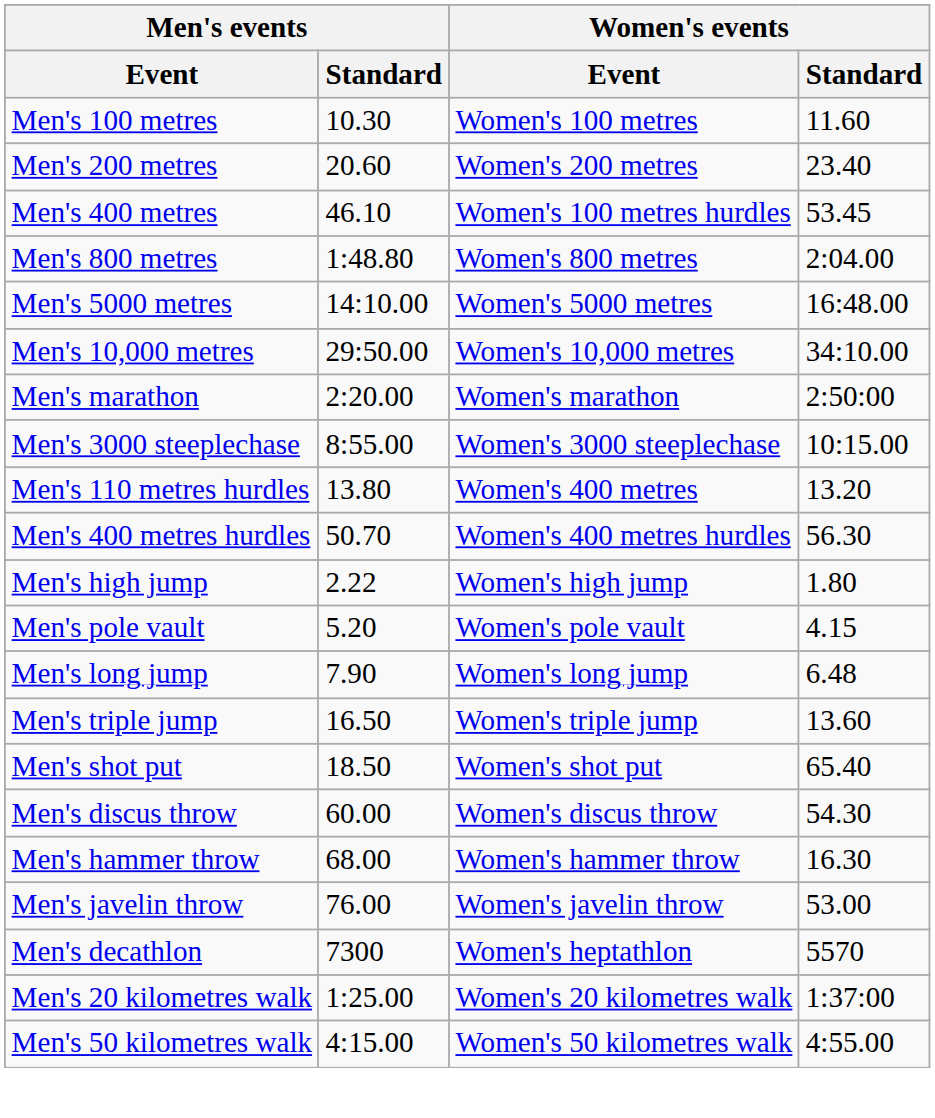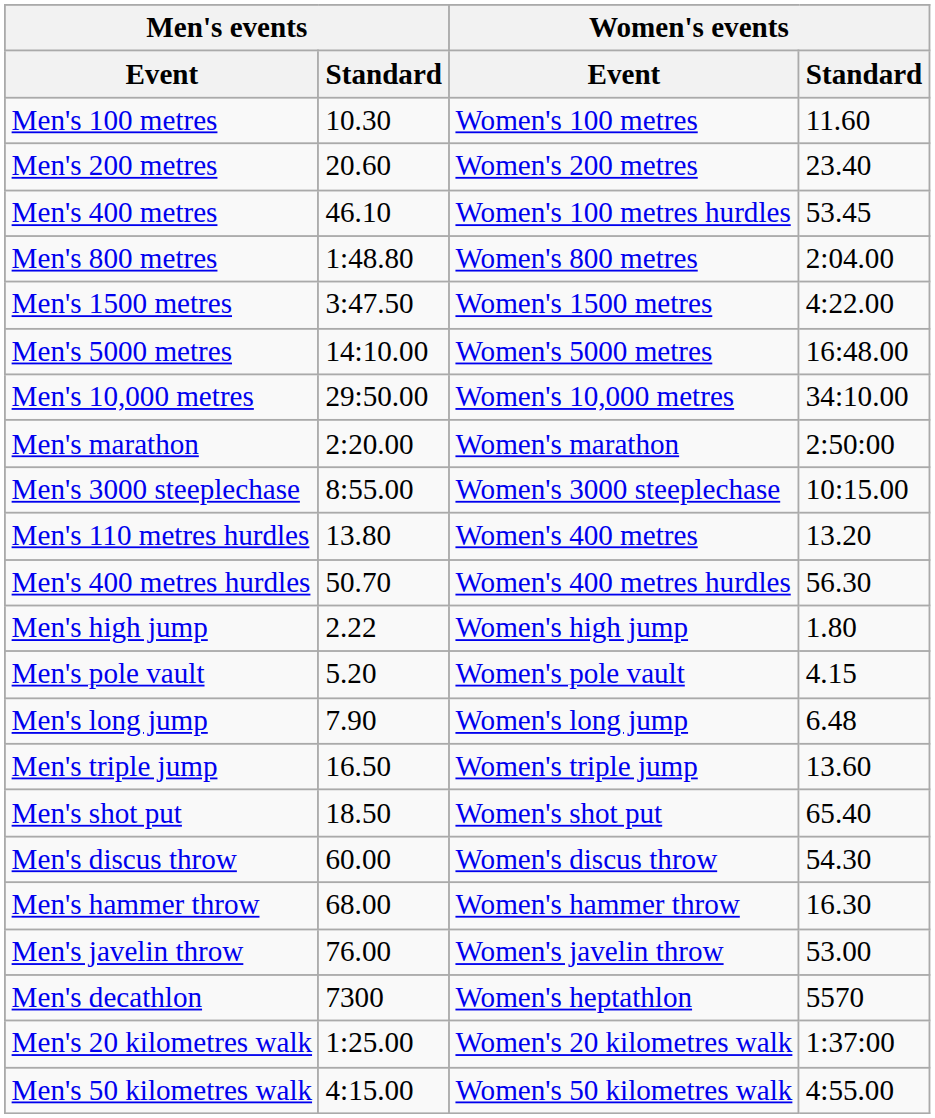+ row: (122, 304)
